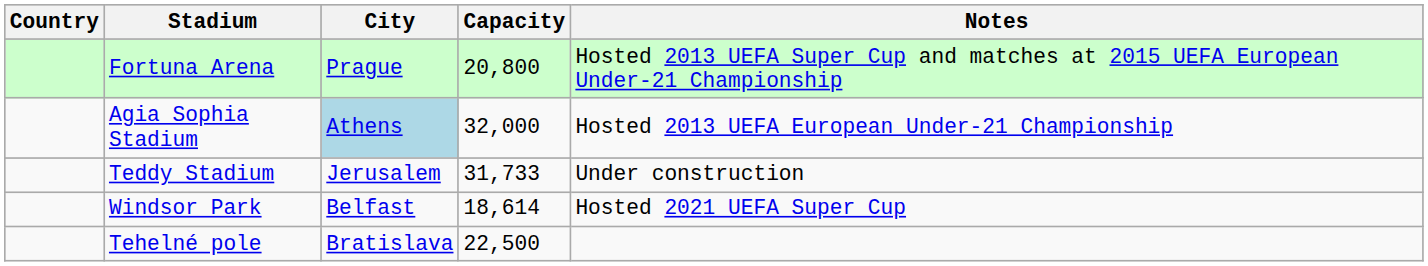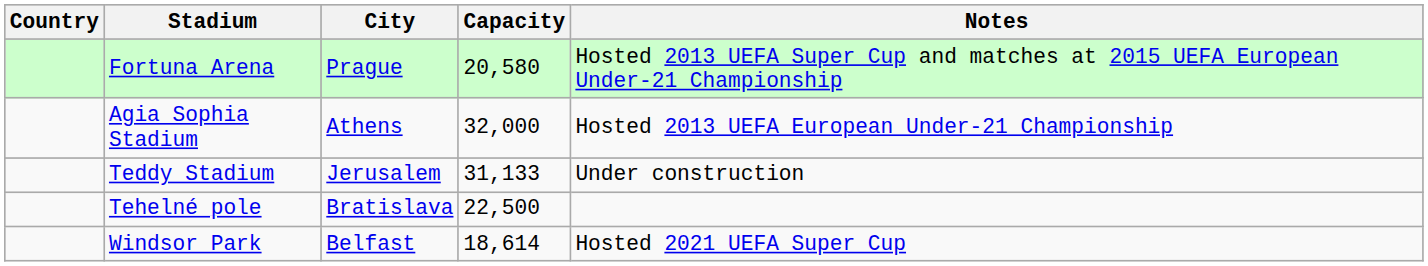(502, 69) 20,800 -> (502, 69) 20,580
(364, 128) lightblue background -> (364, 128) no background
(502, 175) 31,733 -> (502, 175) 31,133
rows swapped: (185, 209) <-> (185, 244)
